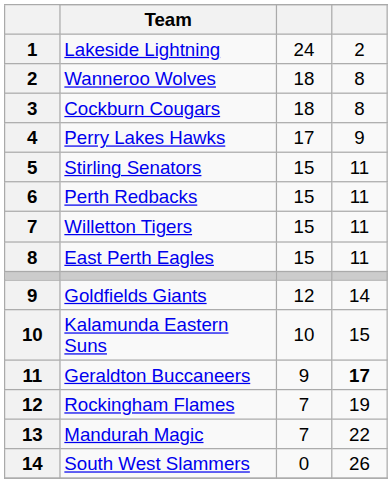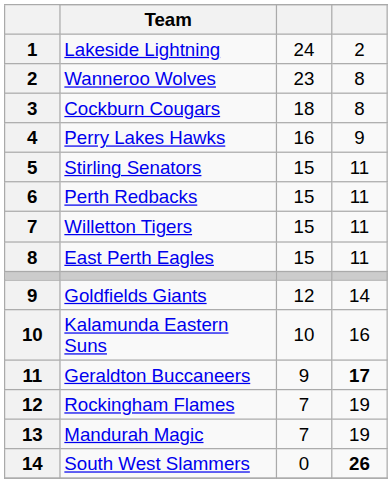(304, 79) 18 -> (304, 79) 23
(304, 138) 17 -> (304, 138) 16
(359, 335) 15 -> (359, 335) 16
(359, 434) 22 -> (359, 434) 19
(359, 464) normal -> (359, 464) bold
